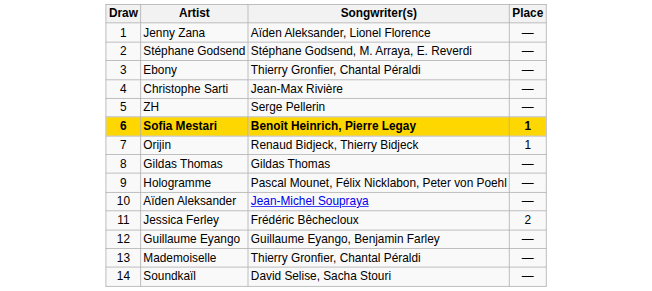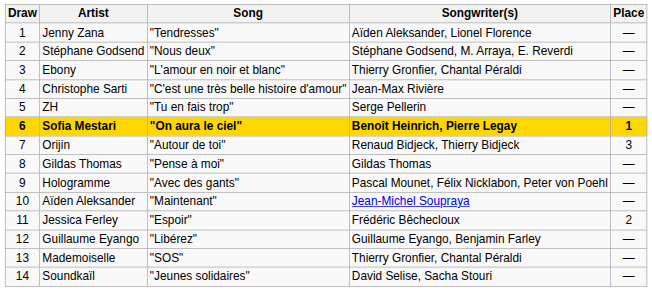+ column: (248, 13)
(528, 145) 1 -> (629, 145) 3
